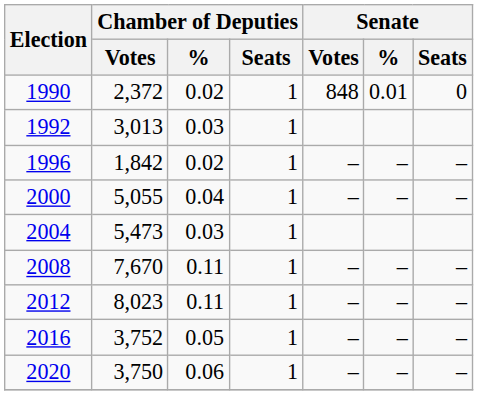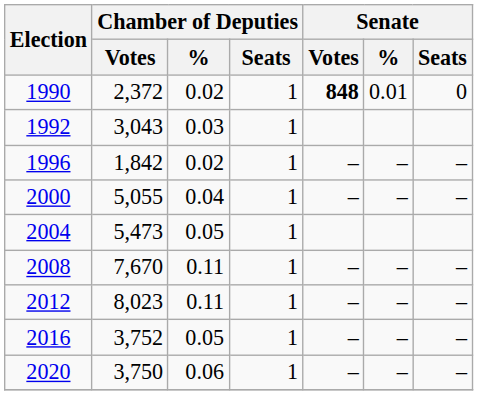(342, 92) normal -> (342, 92) bold
(138, 127) 3,013 -> (138, 127) 3,043
(205, 232) 0.03 -> (205, 232) 0.05
